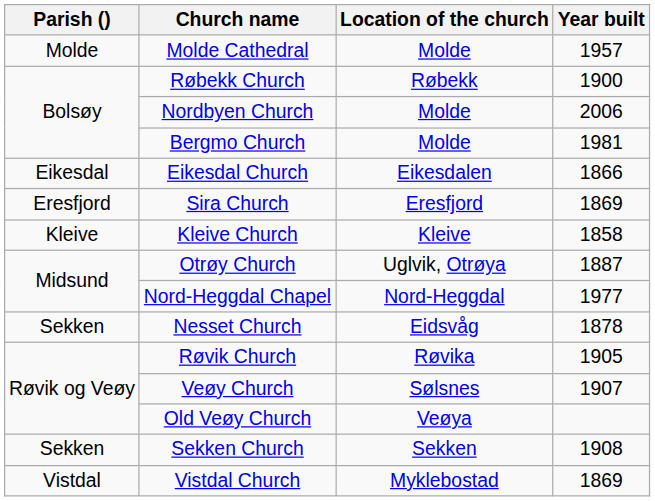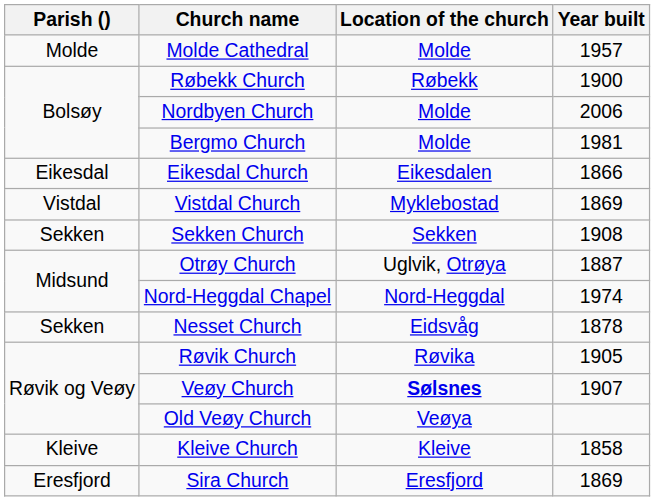rows swapped: (238, 204) <-> (238, 480)
rows swapped: (238, 234) <-> (238, 449)
(601, 296) 1977 -> (601, 296) 1974
(444, 388) normal -> (444, 388) bold
